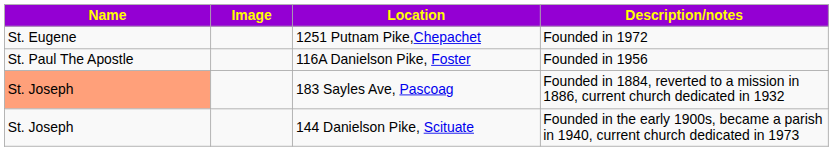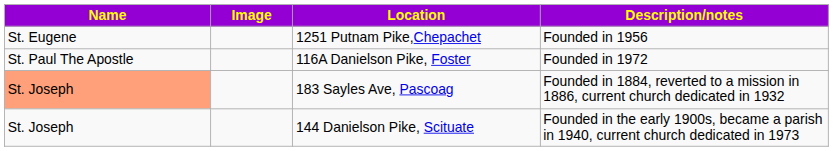(595, 37) Founded in 1972 -> (595, 37) Founded in 1956
(595, 59) Founded in 1956 -> (595, 59) Founded in 1972
